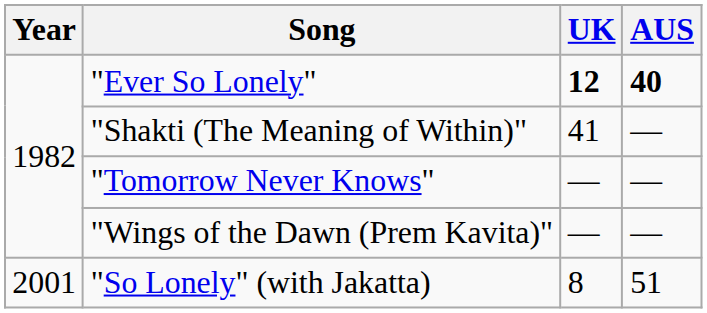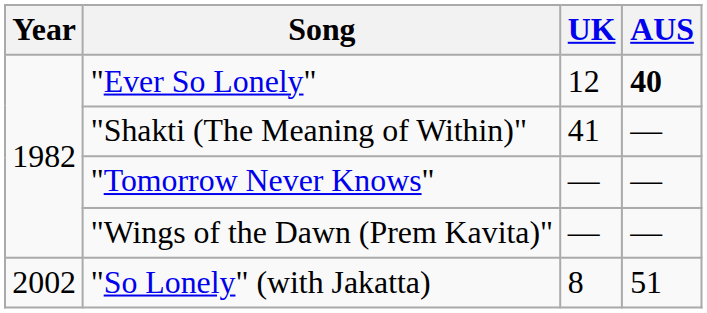(584, 80) bold -> (584, 80) normal
(44, 282) 2001 -> (44, 282) 2002
